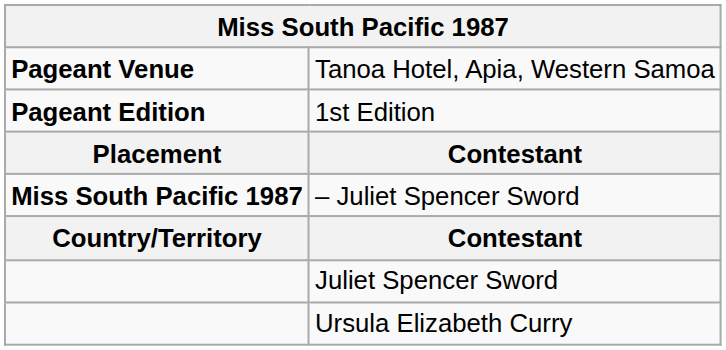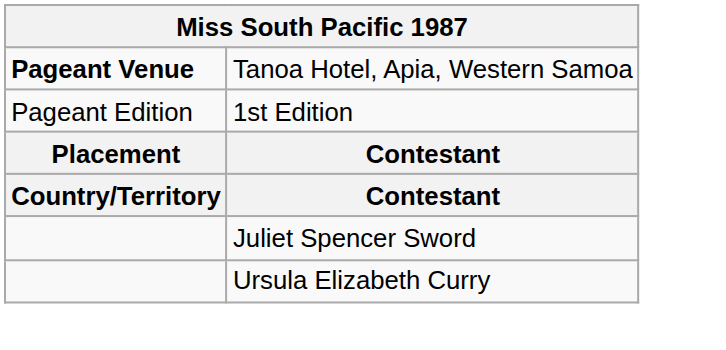(108, 111) bold -> (102, 111) normal
- row: (447, 196)
